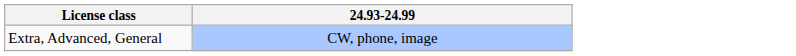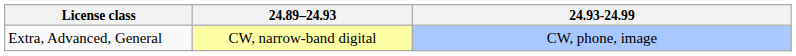+ column: (303, 15)
